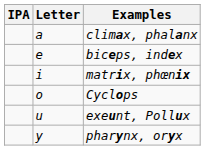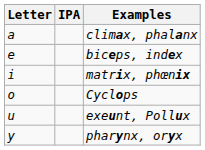columns swapped: (58, 15) <-> (19, 15)
